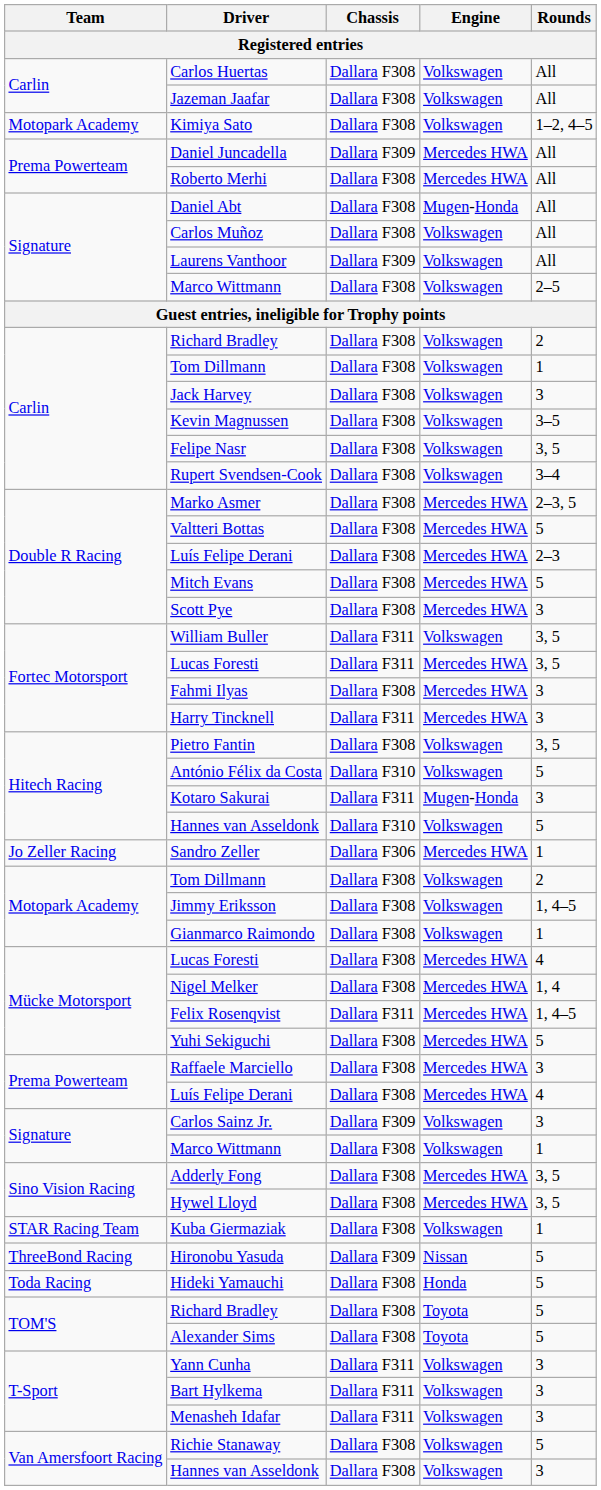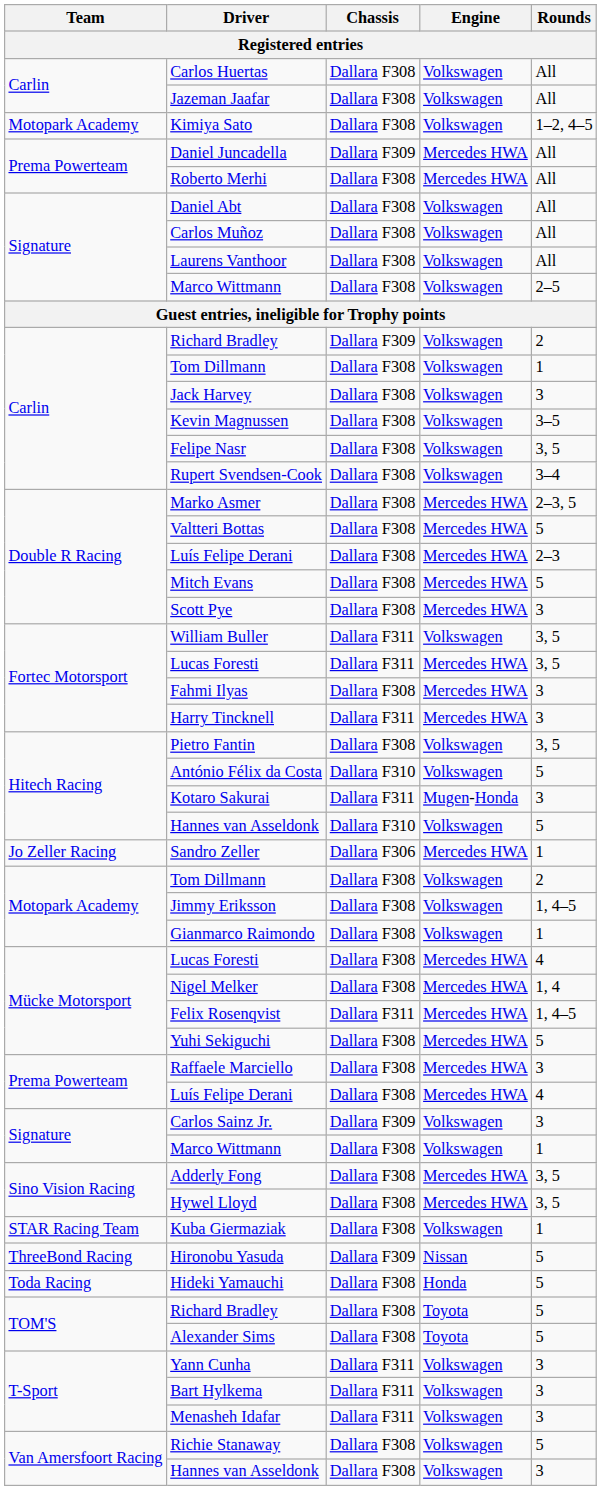(471, 206) Mugen-Honda -> (463, 206) Volkswagen
(373, 259) Dallara F309 -> (373, 259) Dallara F308
(373, 340) Dallara F308 -> (373, 340) Dallara F309
